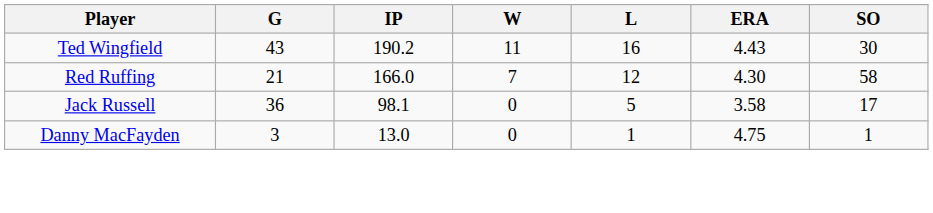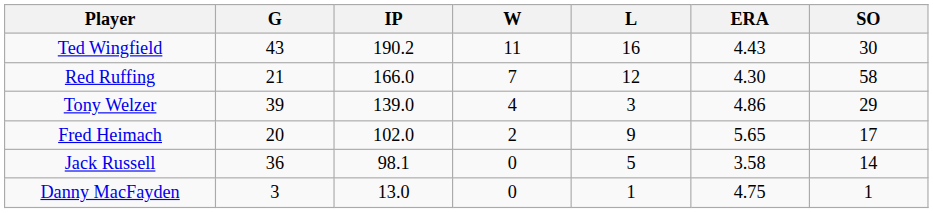+ row: (110, 105)
+ row: (110, 134)
(868, 105) 17 -> (868, 163) 14
